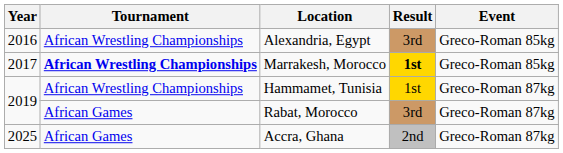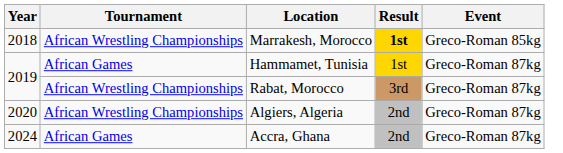- row: (317, 40)
(22, 64) 2017 -> (22, 40) 2018
(150, 64) bold -> (143, 40) normal
(143, 88) African Wrestling Championships -> (88, 64) African Games
(88, 112) African Games -> (143, 88) African Wrestling Championships
+ row: (296, 112)
(22, 137) 2025 -> (22, 137) 2024
